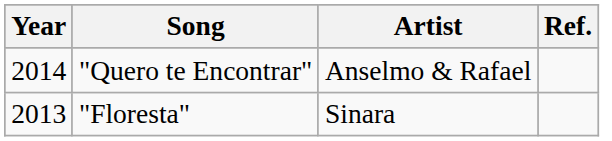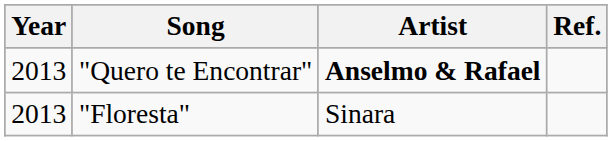(39, 69) 2014 -> (39, 69) 2013
(428, 69) normal -> (433, 69) bold
